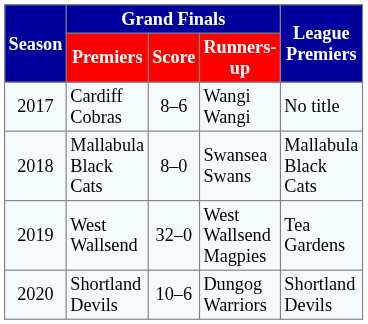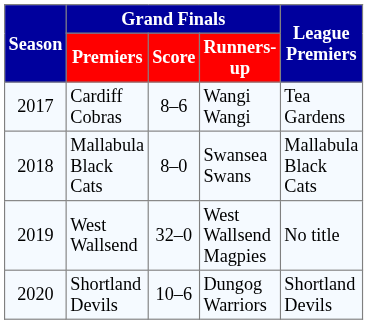(312, 106) No title -> (315, 106) Tea Gardens
(315, 235) Tea Gardens -> (312, 235) No title
